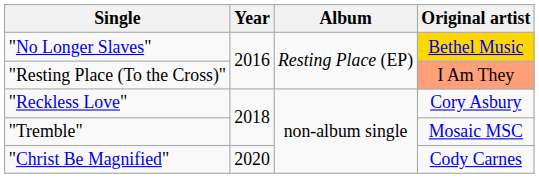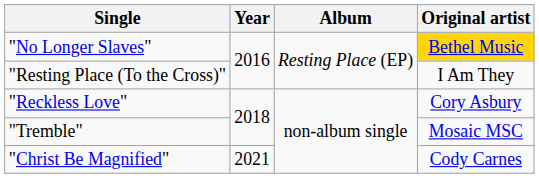(476, 74) lightsalmon background -> (476, 74) no background
(252, 159) 2020 -> (252, 159) 2021
